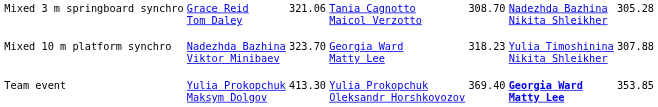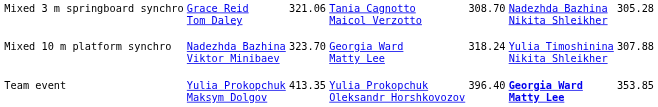(487, 47) 318.23 -> (487, 47) 318.24
(307, 86) 413.30 -> (307, 86) 413.35
(487, 86) 369.40 -> (487, 86) 396.40
